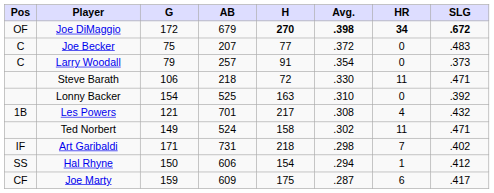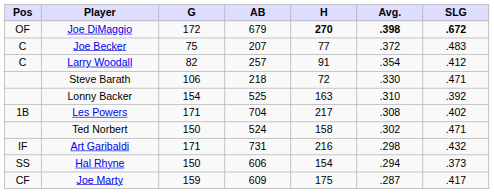- column: (402, 12)
(169, 63) 79 -> (192, 63) 82
(460, 63) .373 -> (456, 63) .412
(169, 113) 121 -> (192, 113) 171
(227, 113) 701 -> (258, 113) 704
(460, 113) .432 -> (456, 113) .402
(169, 130) 149 -> (192, 130) 150
(285, 146) 218 -> (324, 146) 216
(460, 146) .402 -> (456, 146) .432
(460, 163) .412 -> (456, 163) .373
